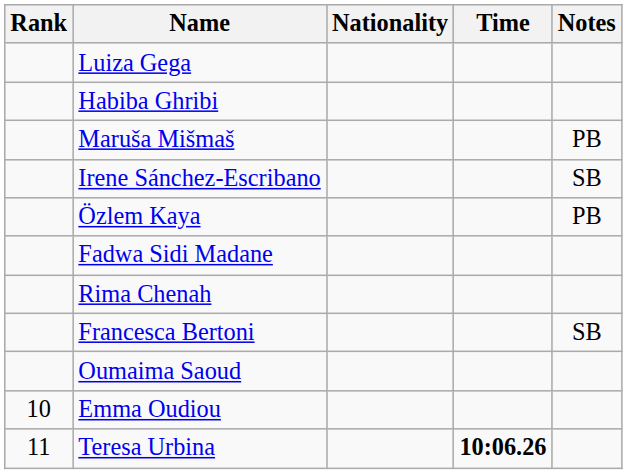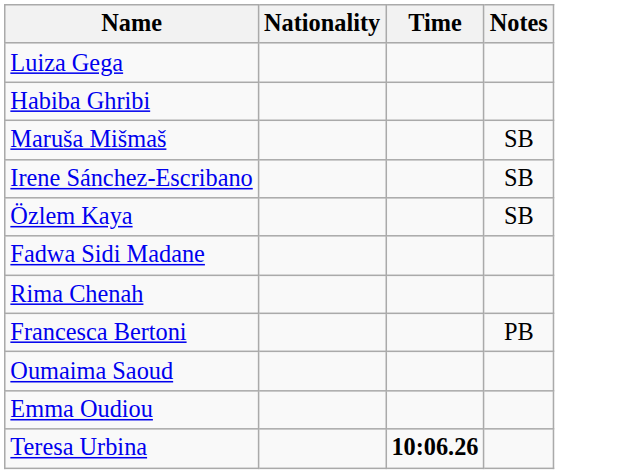- column: (39, 23)
(587, 139) PB -> (519, 139) SB
(587, 216) PB -> (519, 216) SB
(587, 332) SB -> (519, 332) PB
